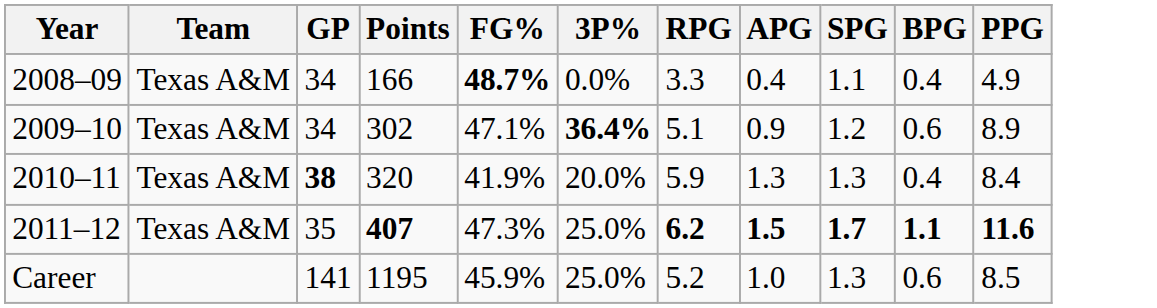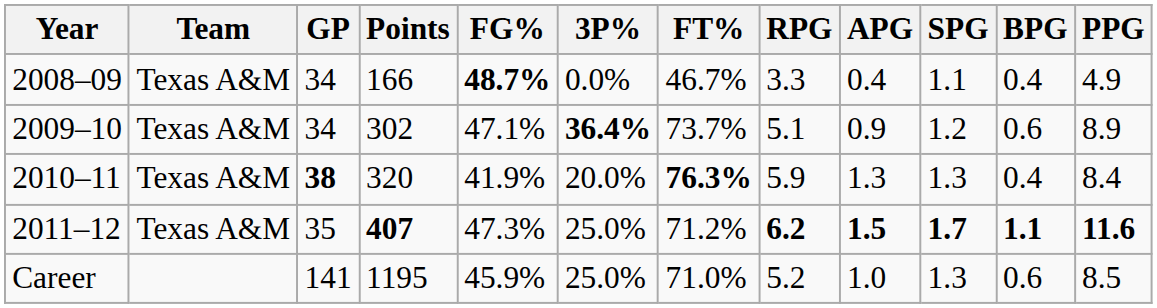+ column: (709, 29)
